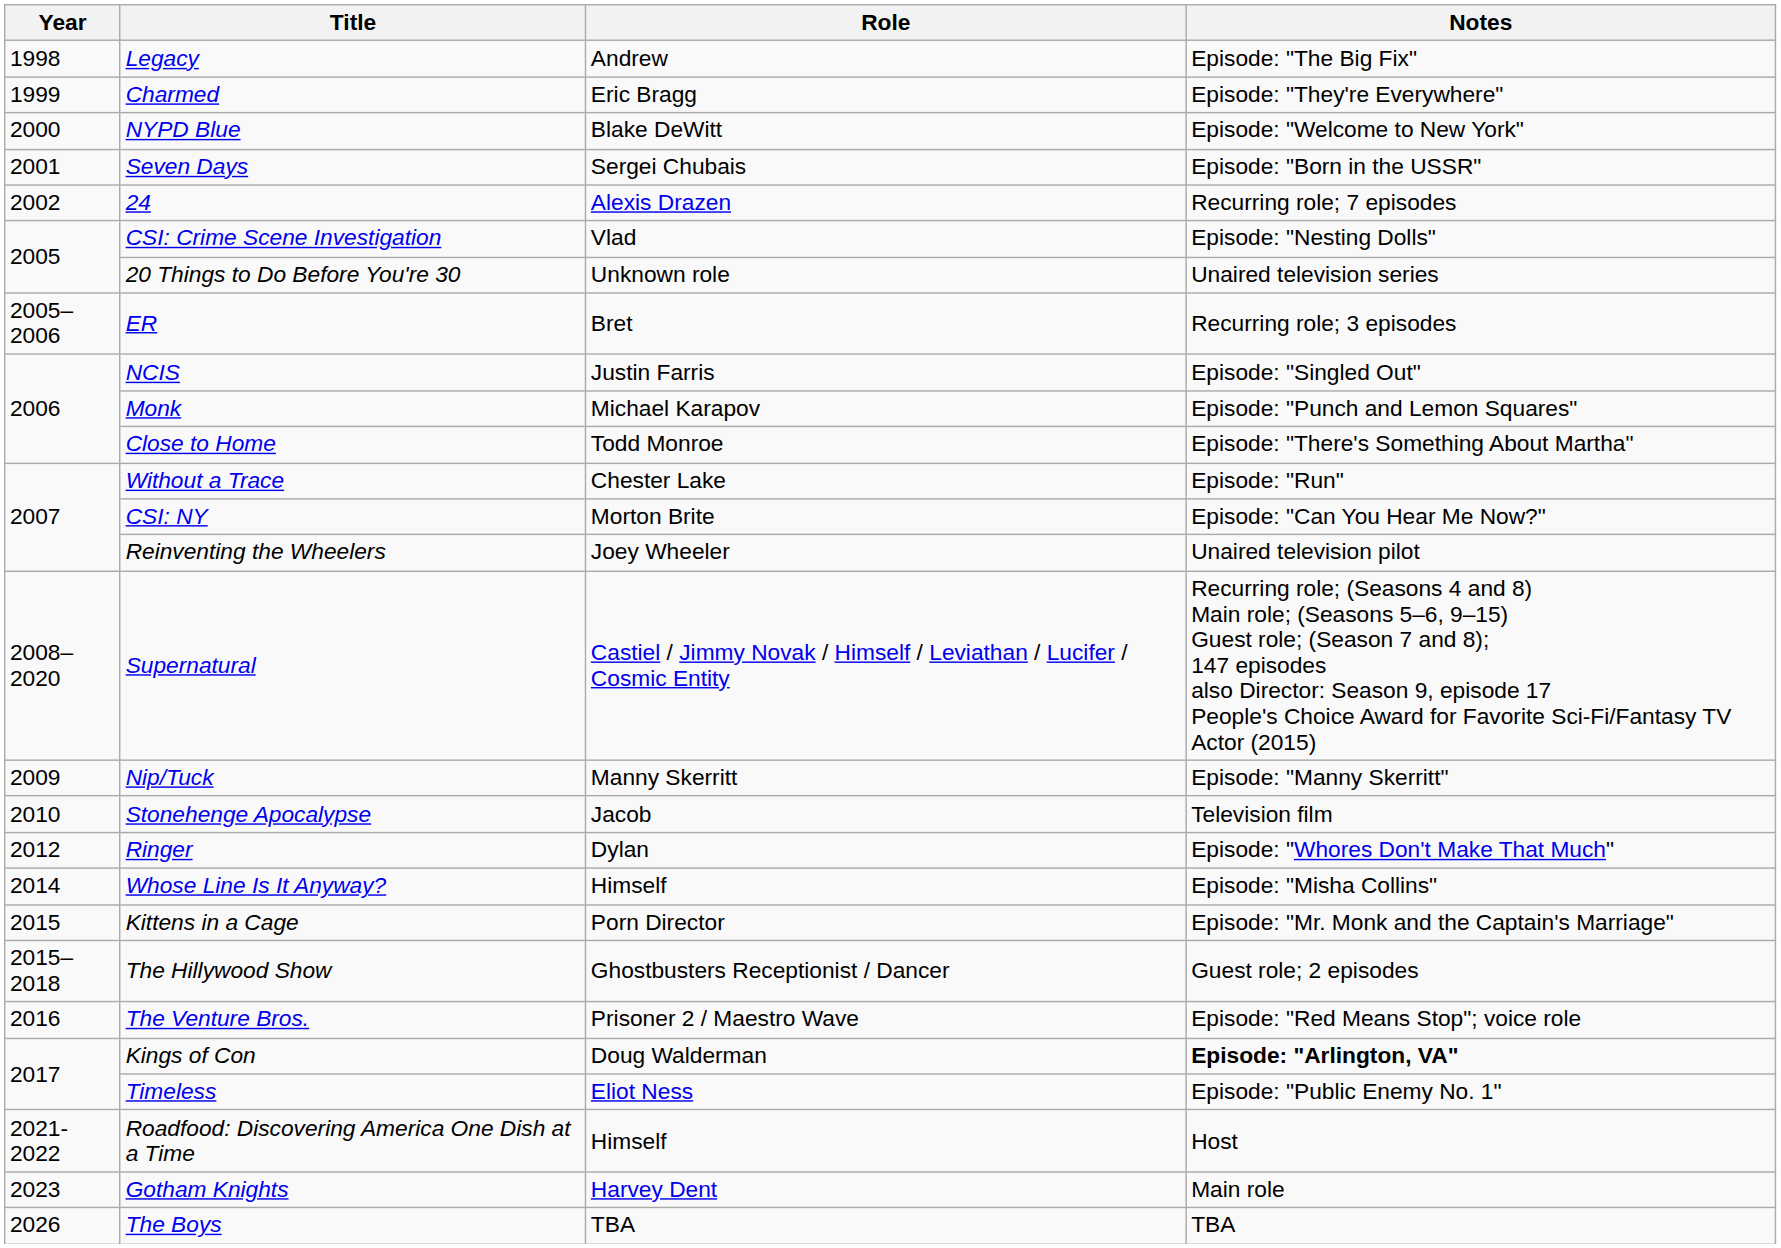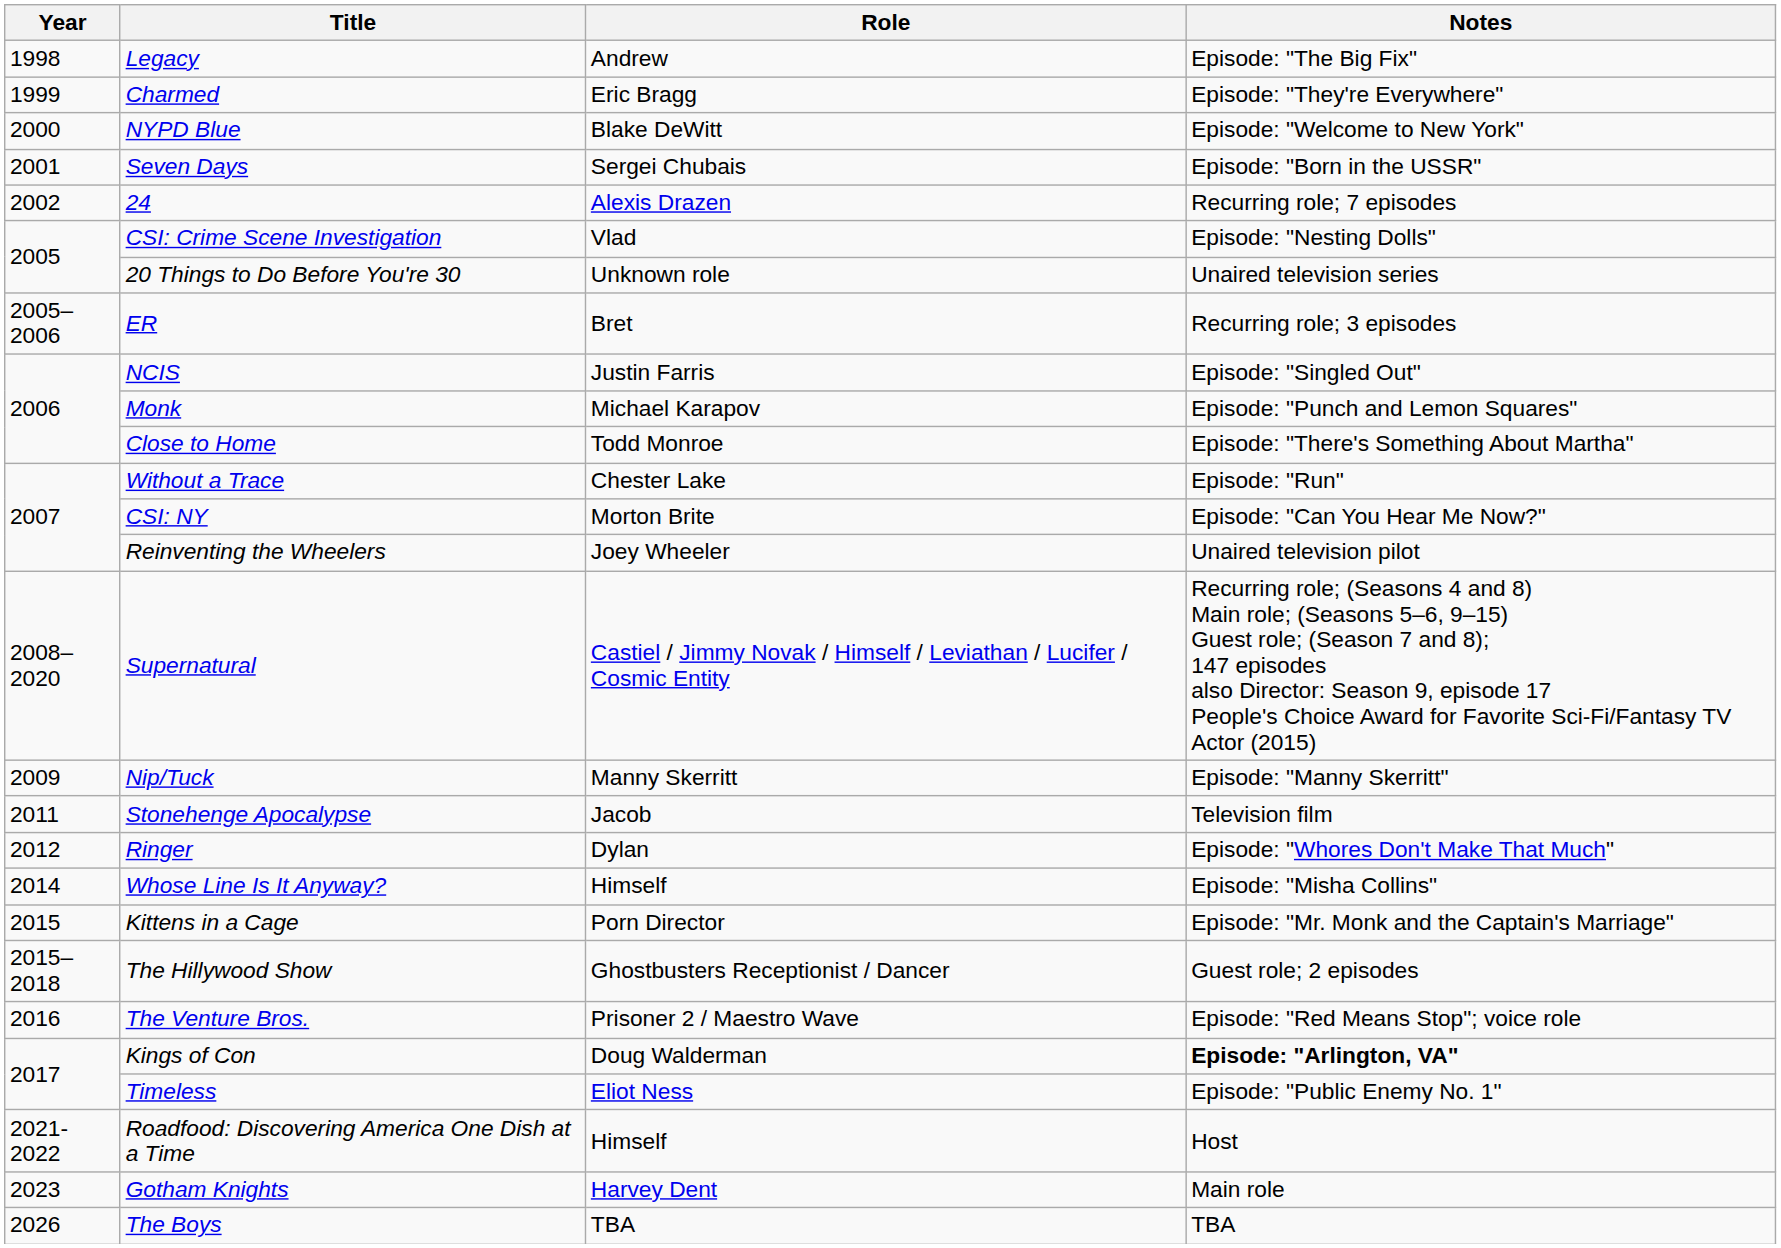(35, 813) 2010 -> (34, 813) 2011
